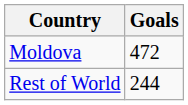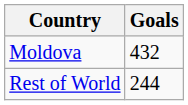(145, 52) 472 -> (145, 52) 432
